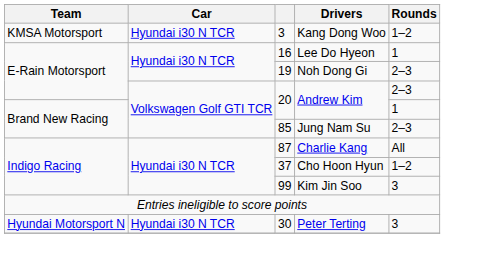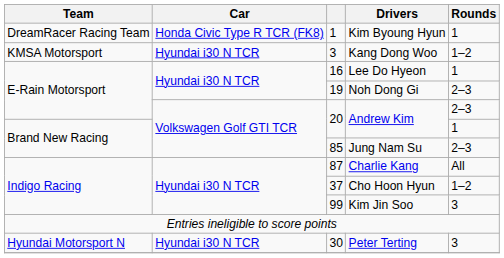+ row: (78, 33)
